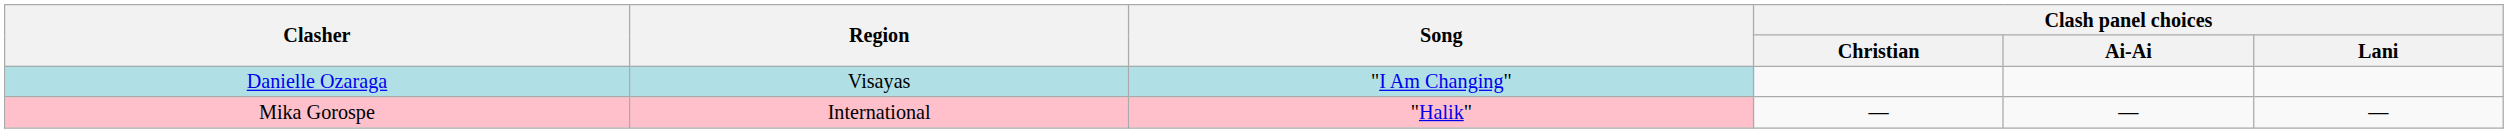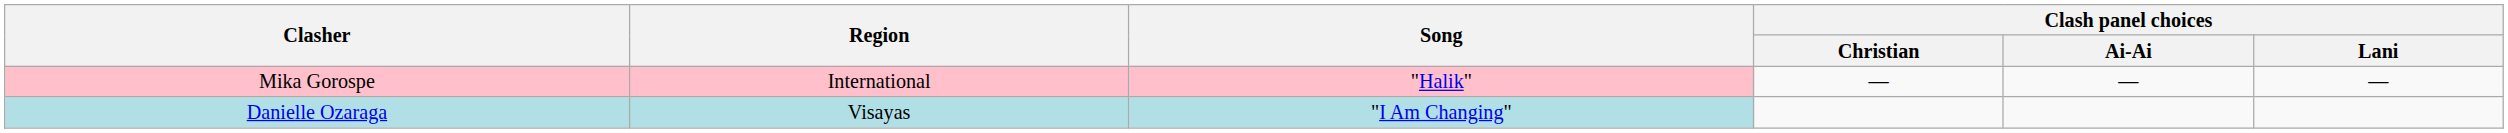rows swapped: (317, 81) <-> (317, 112)
